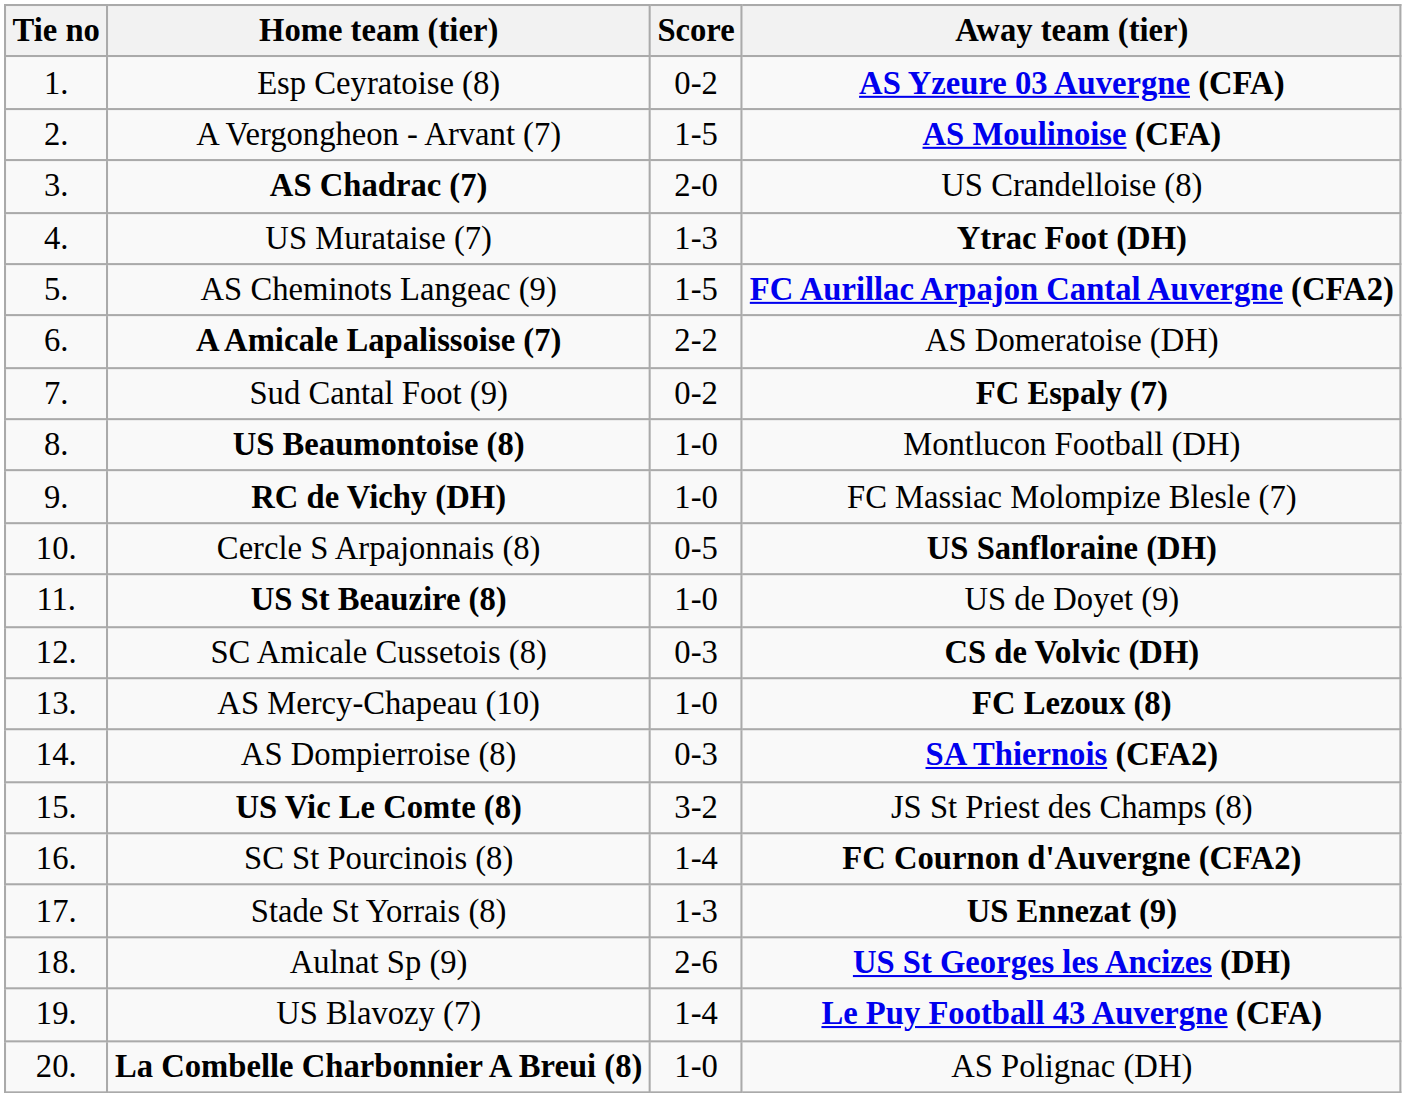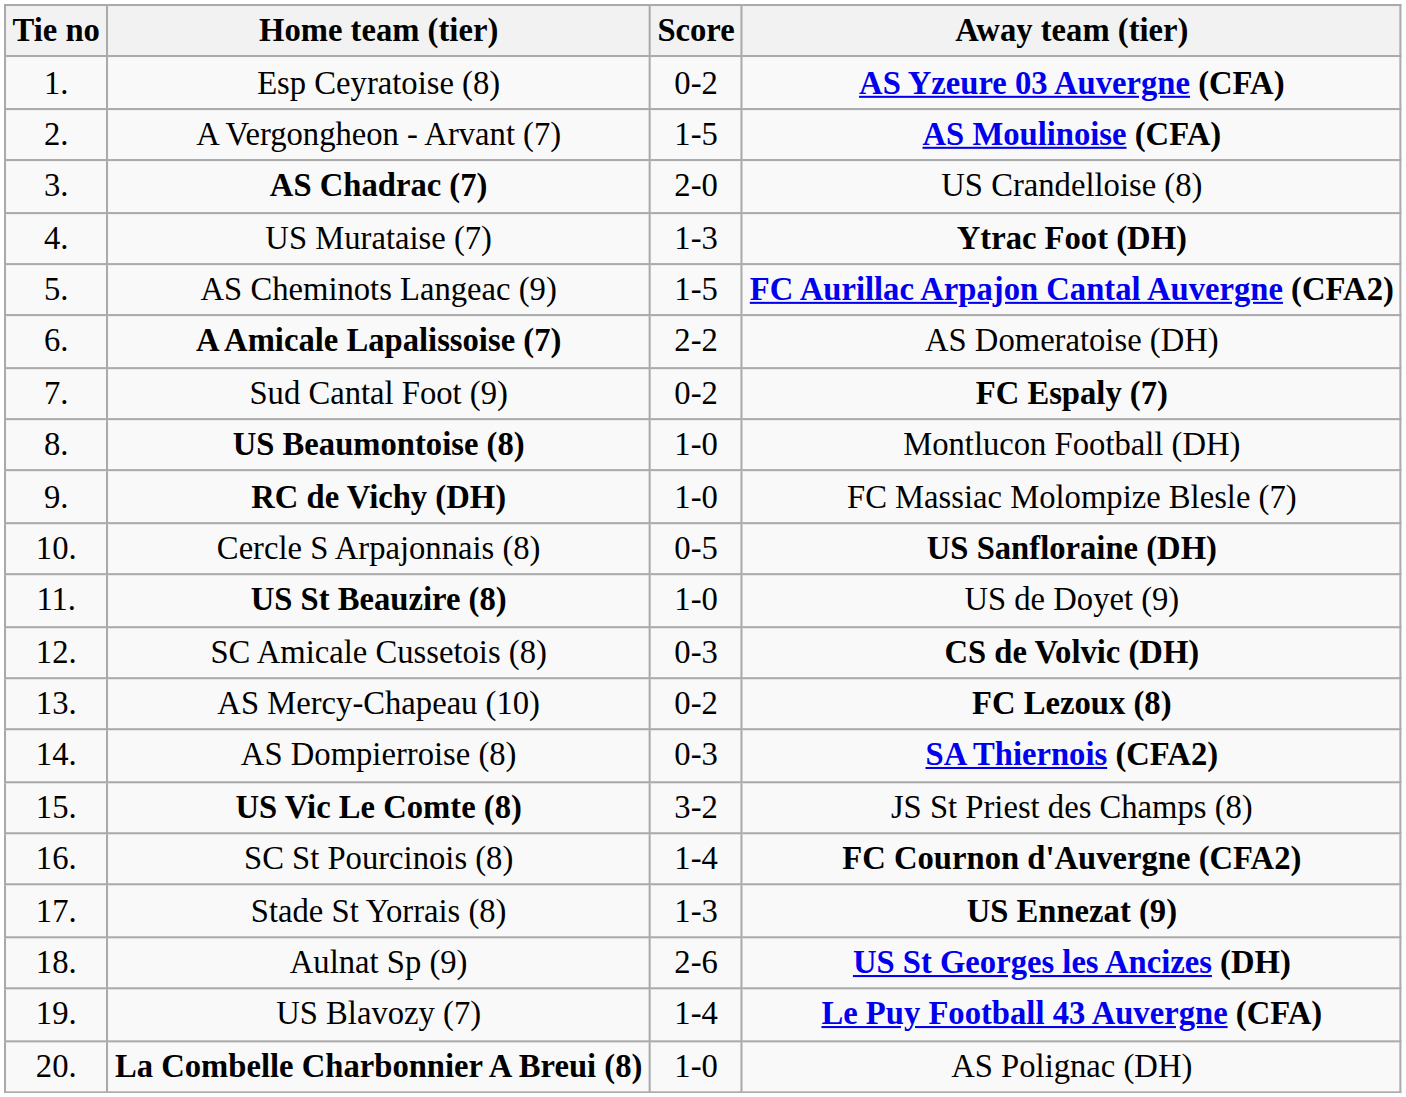(696, 703) 1-0 -> (696, 703) 0-2
